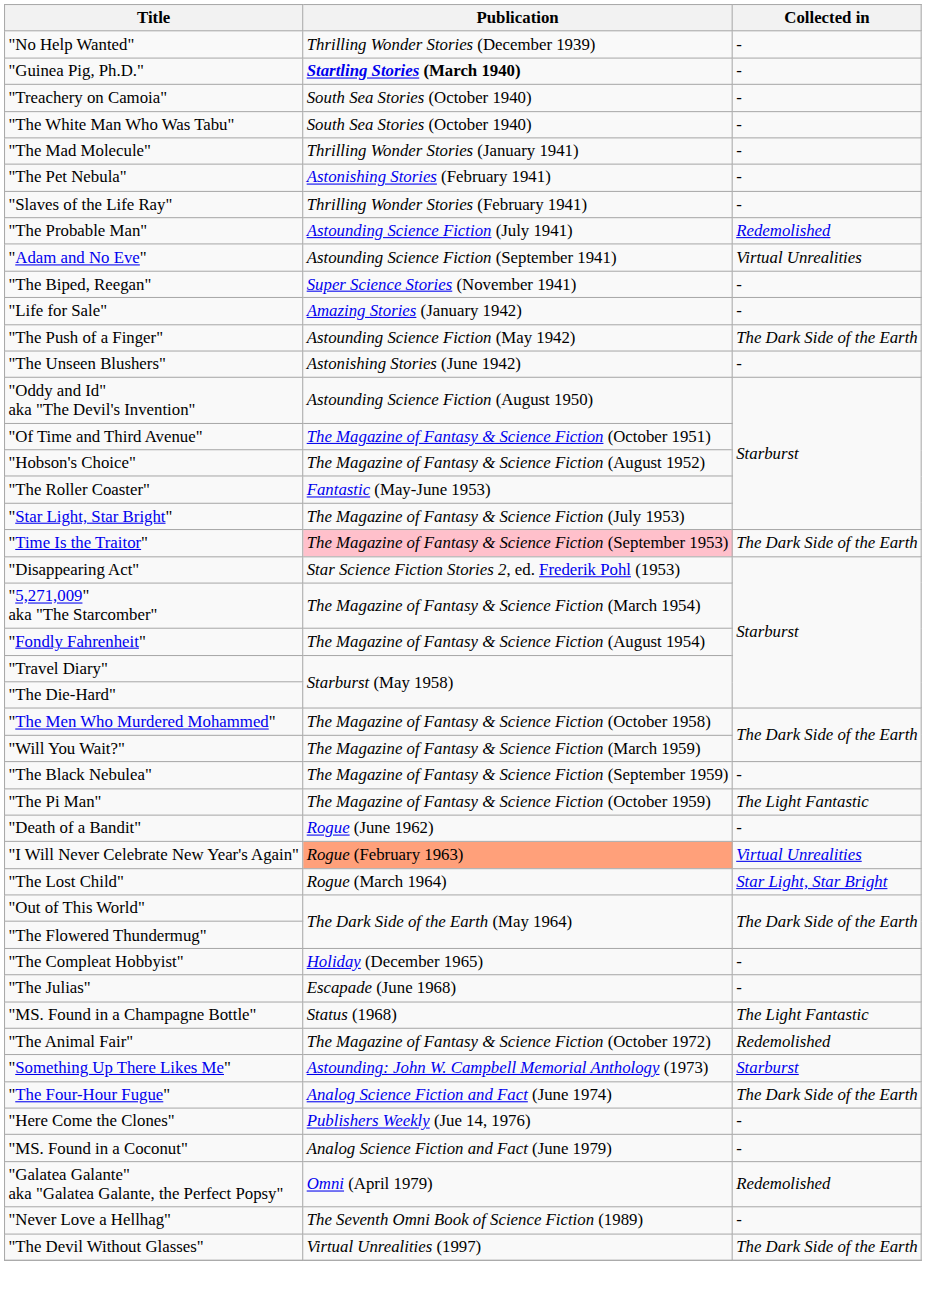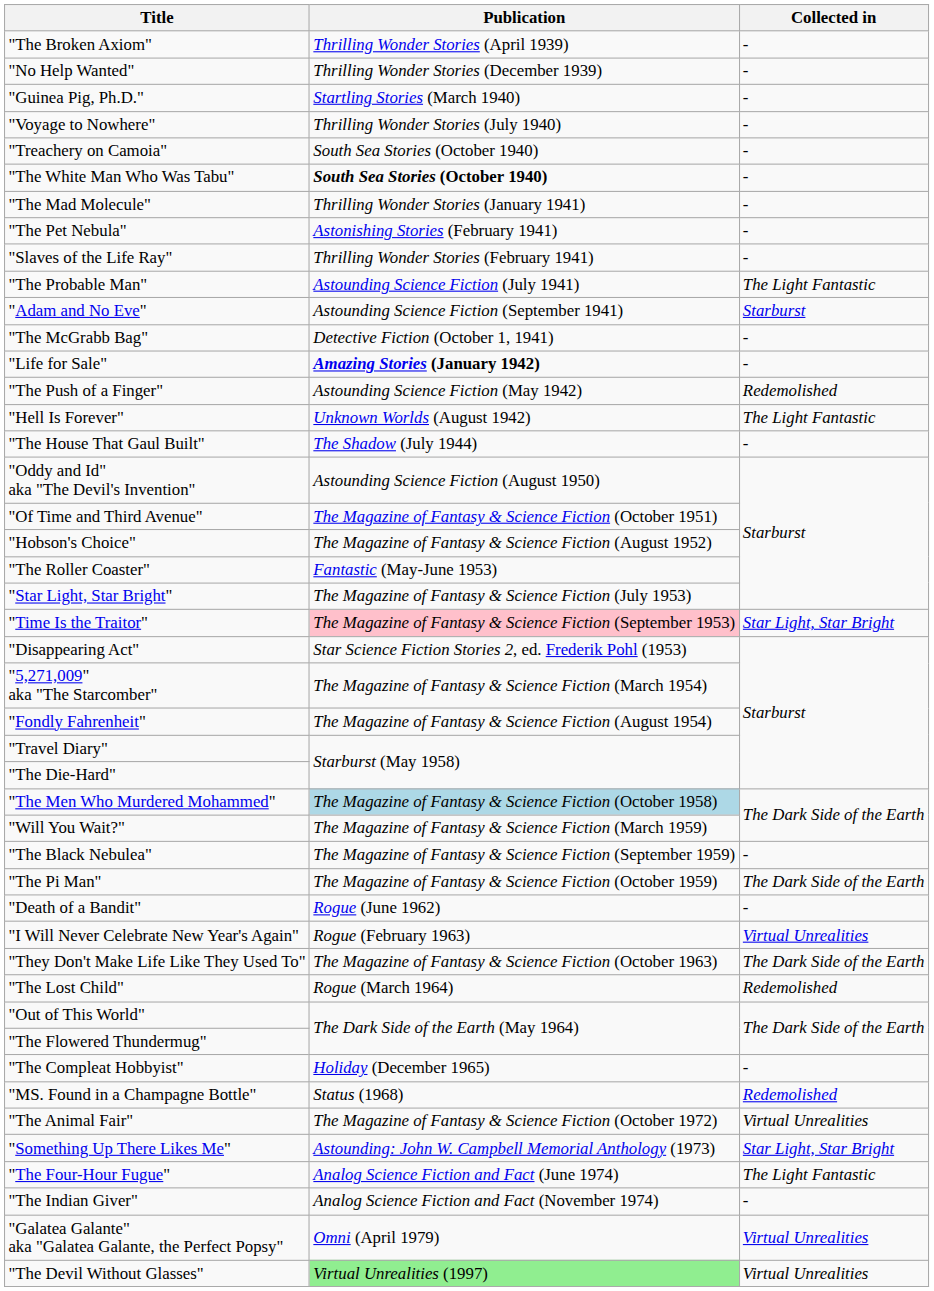+ row: (80, 44)
(414, 71) bold -> (417, 97) normal
+ row: (82, 124)
(419, 124) normal -> (430, 177) bold
(783, 230) Redemolished -> (809, 284) The Light Fantastic
(799, 257) Virtual Unrealities -> (774, 310) Starburst
+ row: (78, 337)
- row: (80, 284)
(414, 310) normal -> (427, 364) bold
(827, 337) The Dark Side of the Earth -> (790, 390) Redemolished
- row: (87, 364)
+ row: (66, 417)
+ row: (107, 444)
(827, 542) The Dark Side of the Earth -> (818, 622) Star Light, Star Bright
(509, 721) no background -> (515, 801) lightblue background
(802, 801) The Light Fantastic -> (834, 881) The Dark Side of the Earth
(385, 854) lightsalmon background -> (392, 934) no background
+ row: (157, 961)
(812, 881) Star Light, Star Bright -> (790, 988) Redemolished
- row: (50, 988)
(802, 1014) The Light Fantastic -> (790, 1094) Redemolished
(783, 1041) Redemolished -> (806, 1121) Virtual Unrealities
(767, 1068) Starburst -> (818, 1148) Star Light, Star Bright
(827, 1094) The Dark Side of the Earth -> (809, 1174) The Light Fantastic
+ row: (73, 1201)
- row: (92, 1121)
- row: (98, 1148)
(783, 1184) Redemolished -> (806, 1237) Virtual Unrealities
- row: (90, 1220)
(394, 1246) no background -> (401, 1273) lightgreen background
(827, 1246) The Dark Side of the Earth -> (806, 1273) Virtual Unrealities
